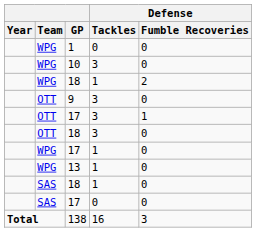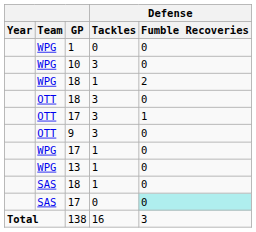rows swapped: (47, 133) <-> (47, 99)
(144, 202) no background -> (144, 202) paleturquoise background
